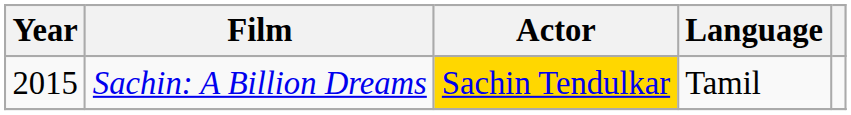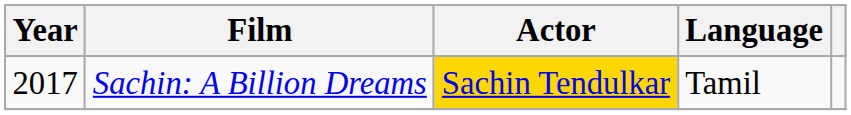(45, 82) 2015 -> (45, 82) 2017
